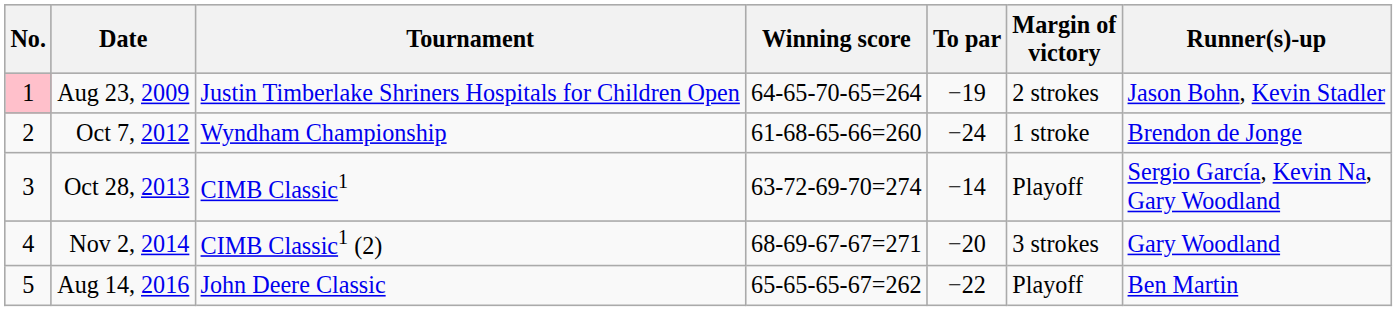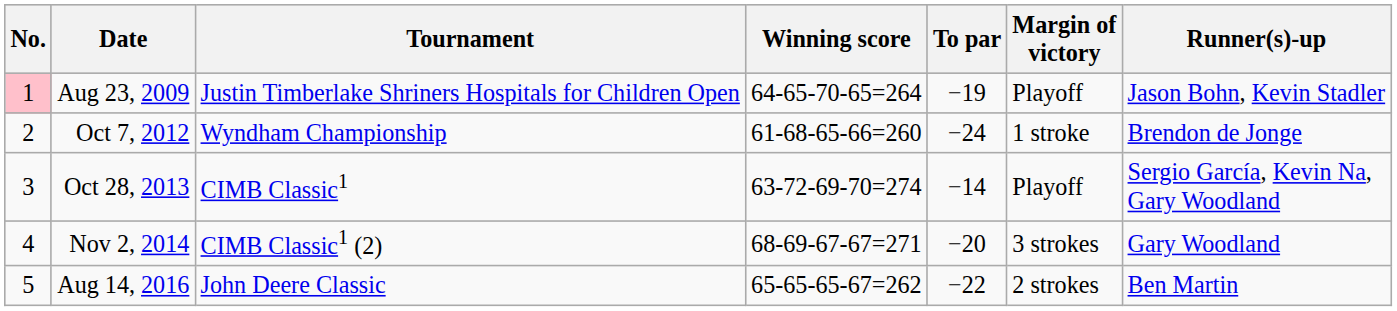(1056, 93) 2 strokes -> (1048, 93) Playoff
(1048, 285) Playoff -> (1056, 285) 2 strokes
